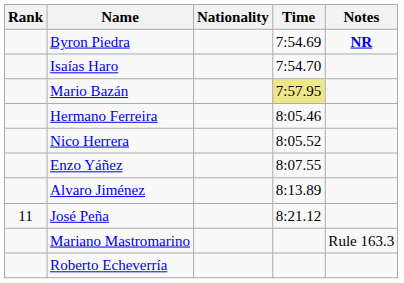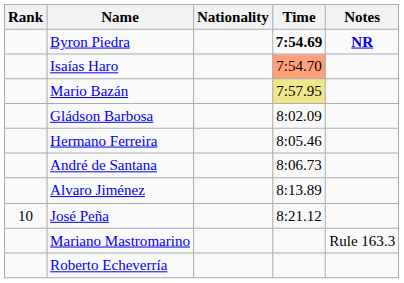(299, 41) normal -> (299, 41) bold
(299, 66) no background -> (299, 66) lightsalmon background
+ row: (102, 116)
- row: (90, 141)
+ row: (104, 165)
- row: (86, 165)
(26, 215) 11 -> (26, 215) 10
